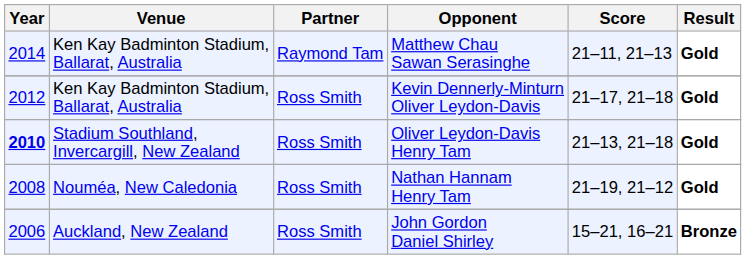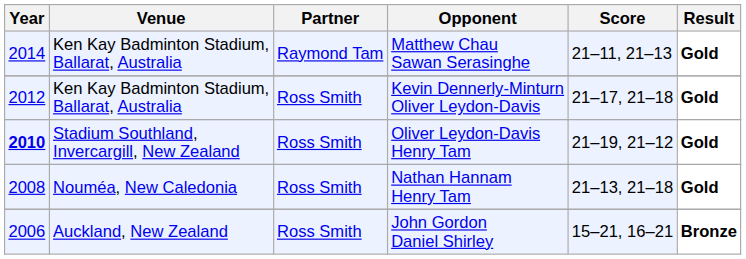(622, 143) 21–13, 21–18 -> (622, 143) 21–19, 21–12
(622, 187) 21–19, 21–12 -> (622, 187) 21–13, 21–18
